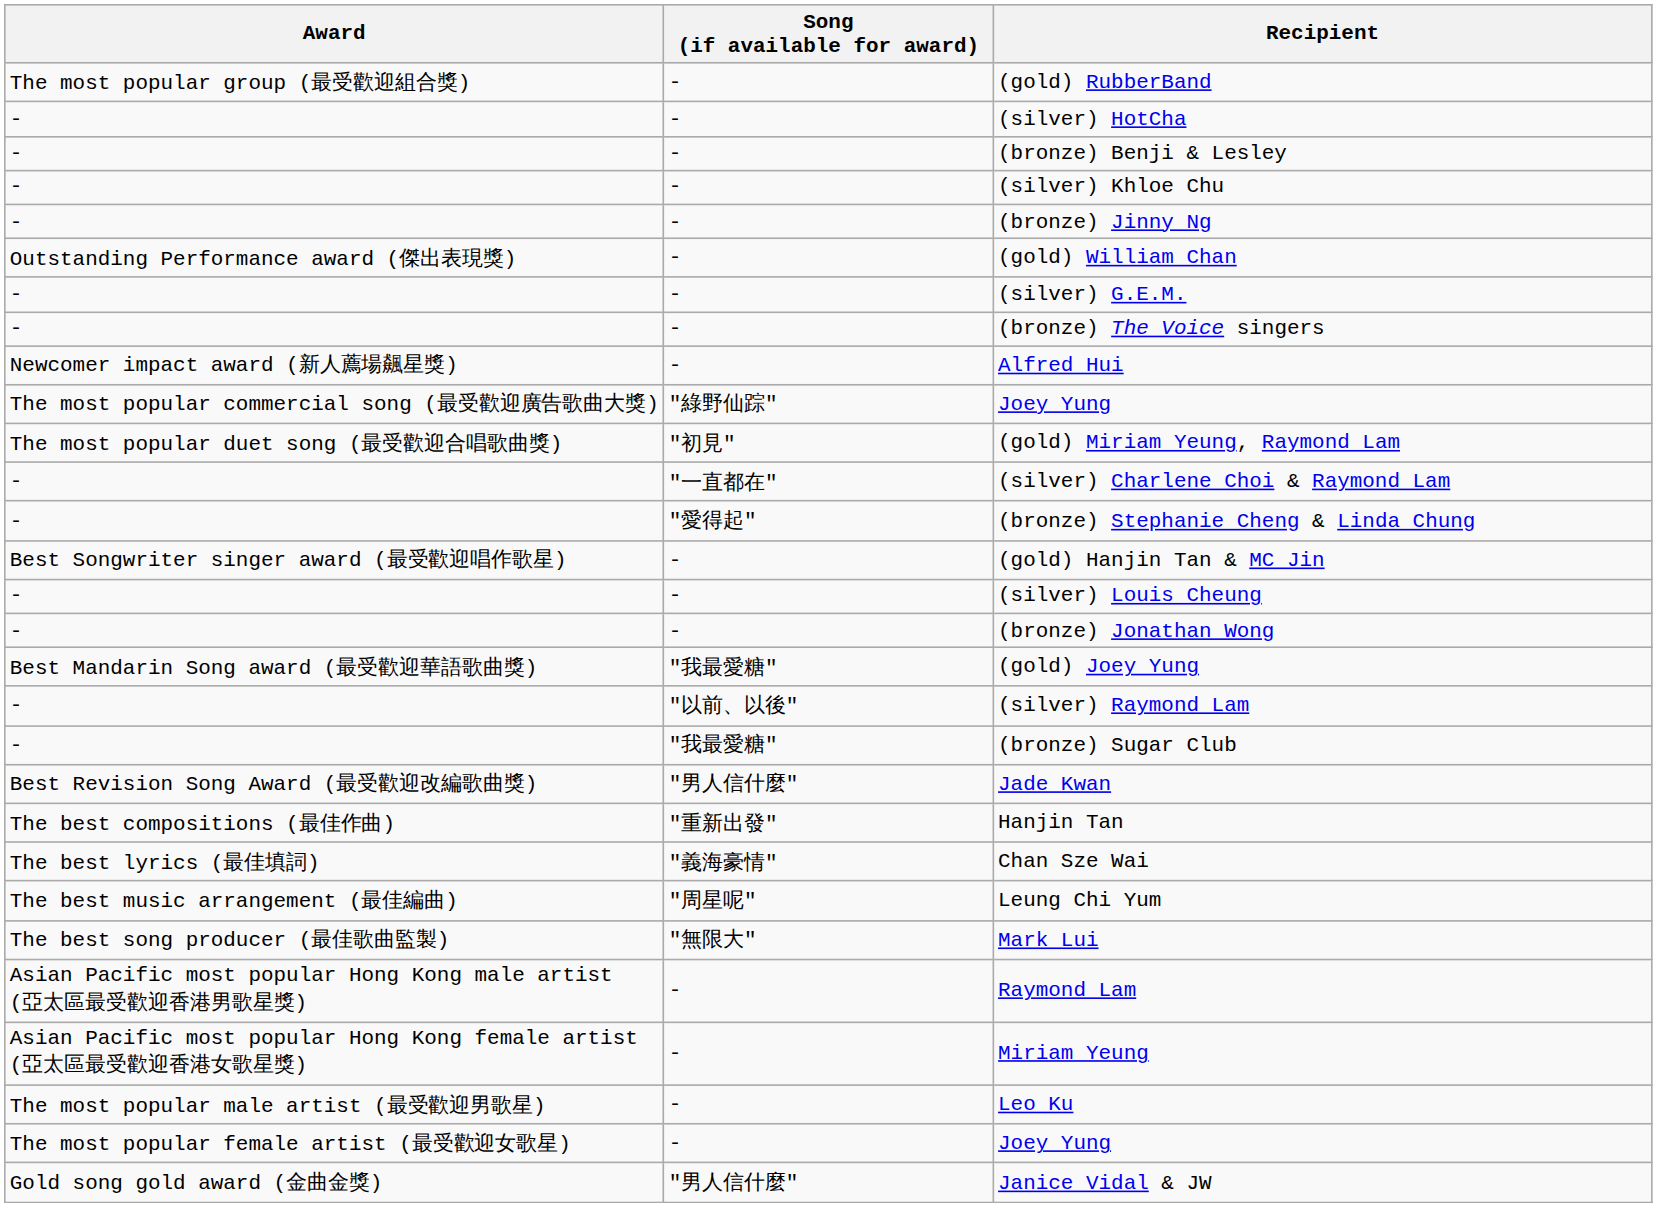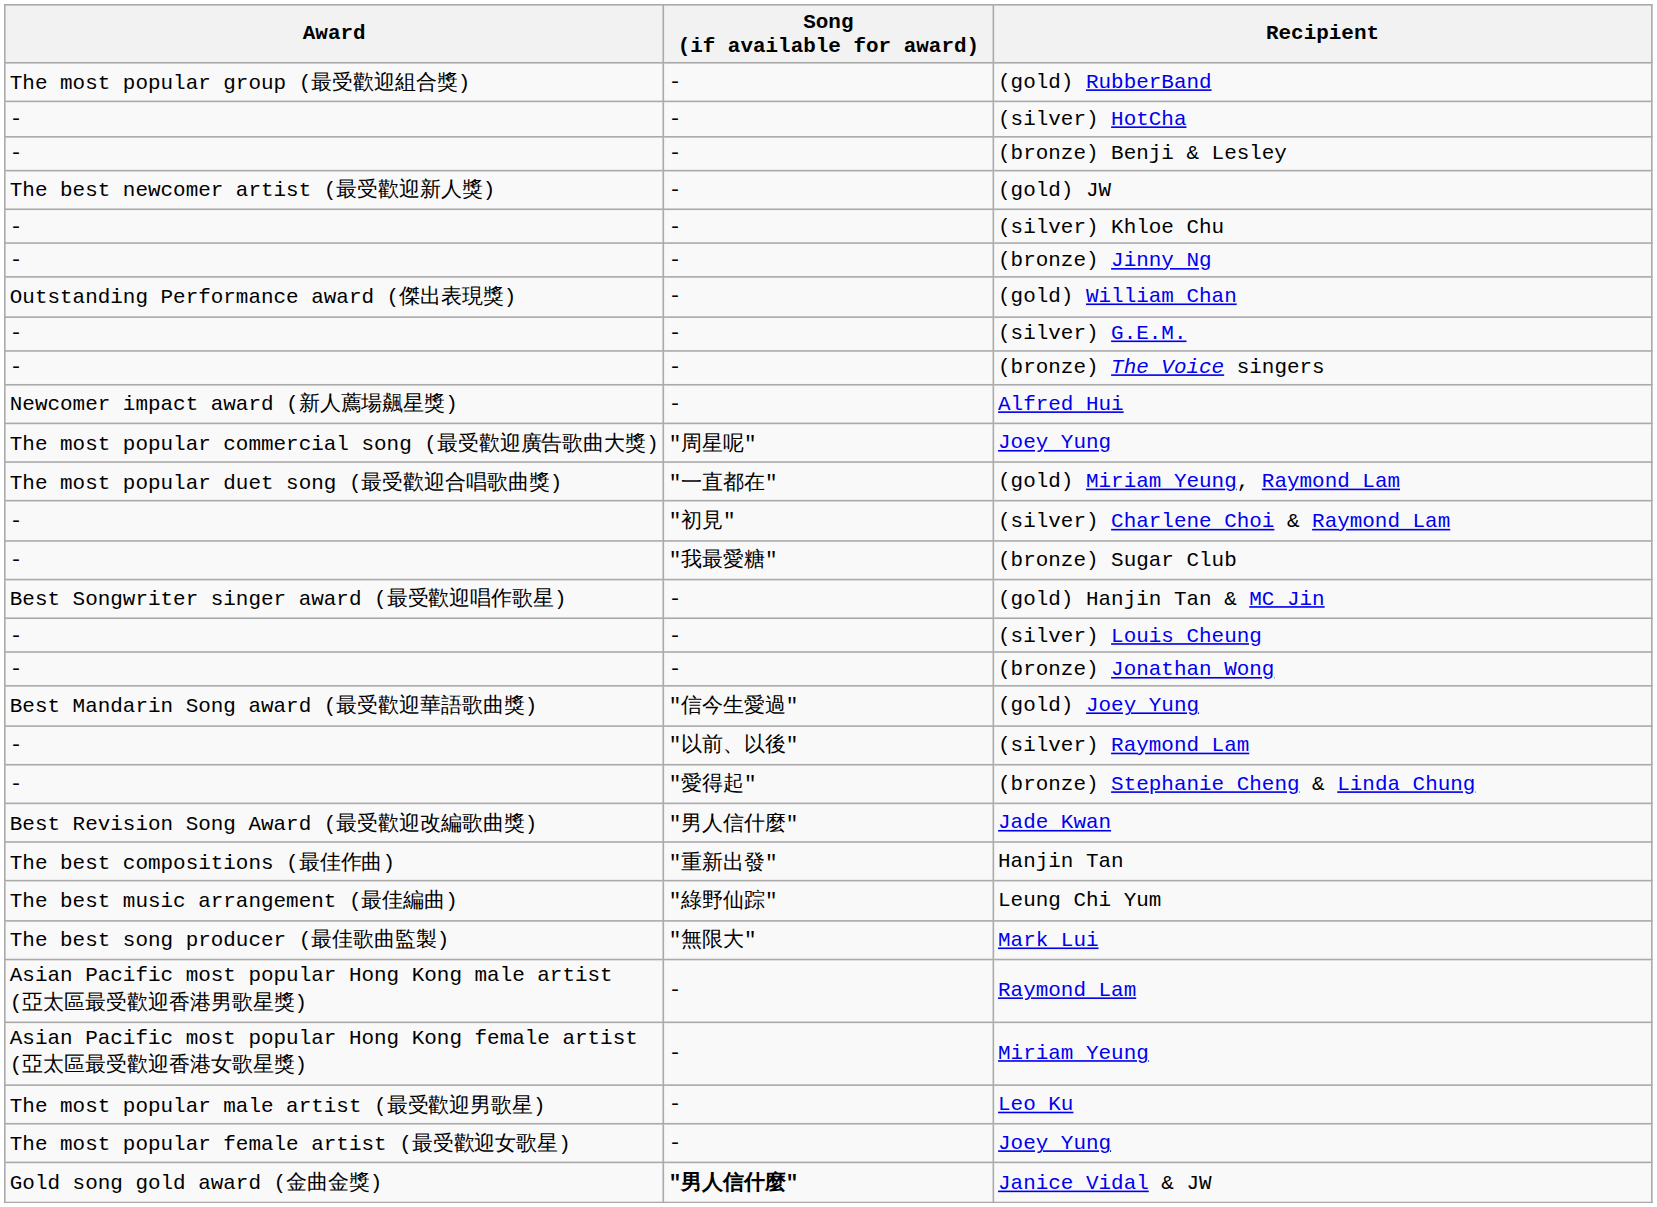+ row: (253, 191)
(723, 405) "綠野仙踪" -> (713, 444) "周星呢"
(702, 444) "初見" -> (723, 483) "一直都在"
(723, 483) "一直都在" -> (702, 522) "初見"
rows swapped: (16, 521) <-> (16, 745)
(723, 668) "我最愛糖" -> (734, 707) "信今生愛過"
- row: (165, 862)
(713, 901) "周星呢" -> (723, 901) "綠野仙踪"
(734, 1183) normal -> (734, 1183) bold
